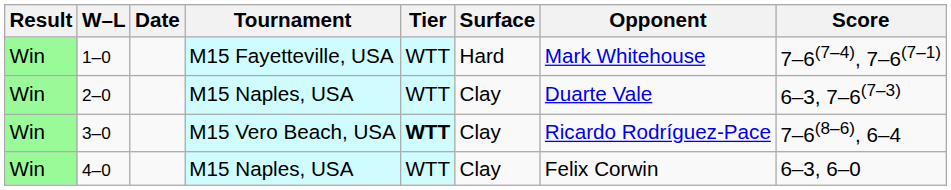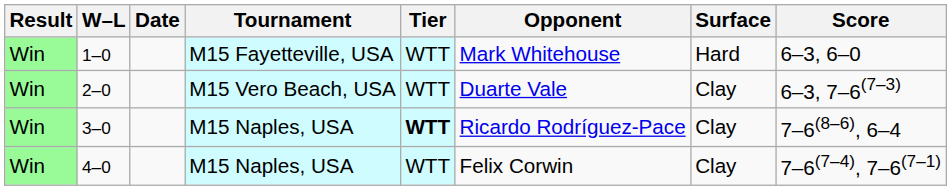columns swapped: (497, 20) <-> (658, 20)
(861, 56) 7–6(7–4), 7–6(7–1) -> (821, 53) 6–3, 6–0
(271, 94) M15 Naples, USA -> (293, 89) M15 Vero Beach, USA
(293, 133) M15 Vero Beach, USA -> (271, 127) M15 Naples, USA
(821, 168) 6–3, 6–0 -> (861, 165) 7–6(7–4), 7–6(7–1)
